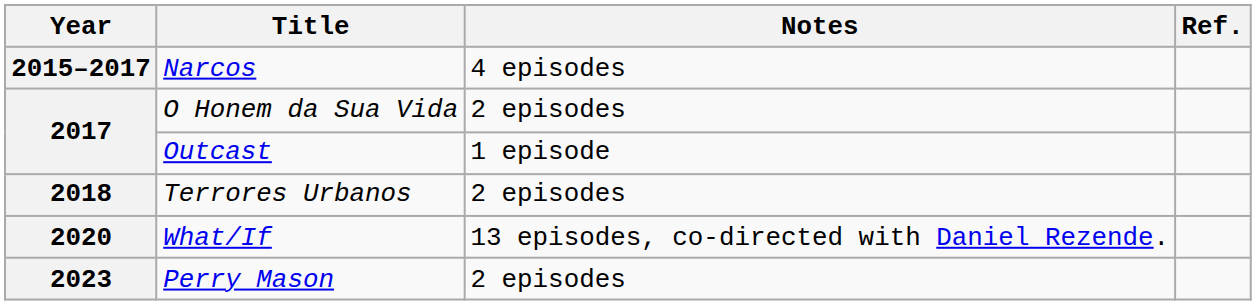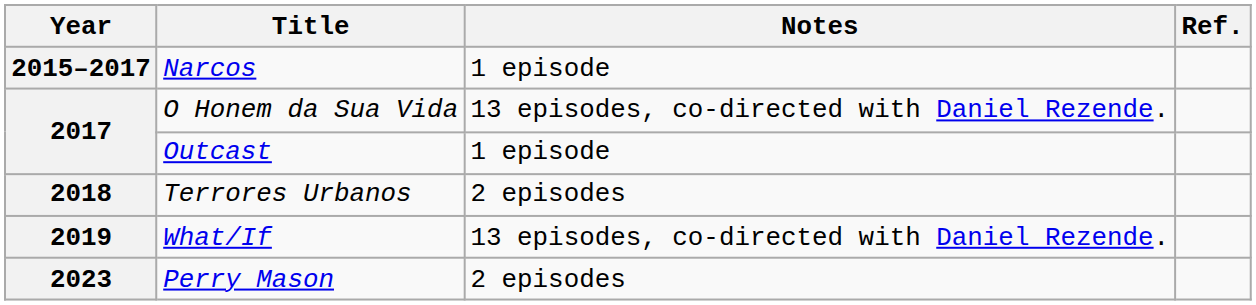(548, 68) 4 episodes -> (540, 68) 1 episode
(548, 110) 2 episodes -> (820, 110) 13 episodes, co-directed with Daniel Rezende.
(81, 237) 2020 -> (81, 237) 2019
